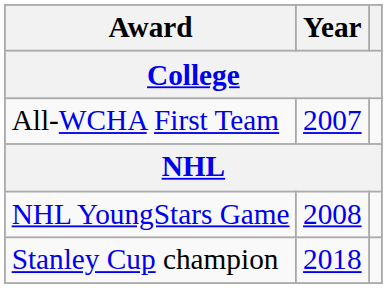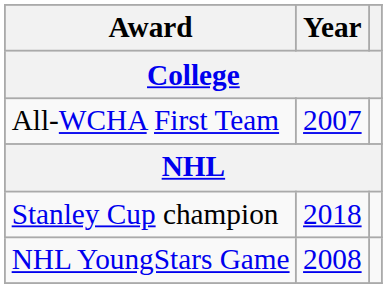rows swapped: (151, 213) <-> (145, 259)
